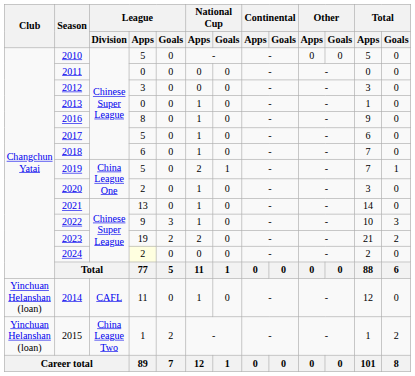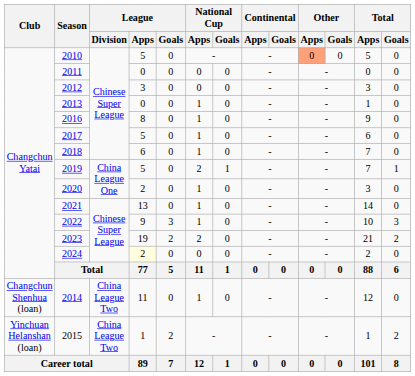(312, 55) no background -> (312, 55) lightsalmon background
(30, 297) Yinchuan Helanshan (loan) -> (30, 297) Changchun Shenhua (loan)
(109, 297) CAFL -> (109, 297) China League Two
